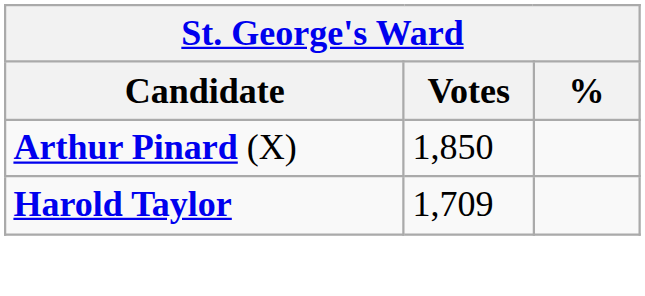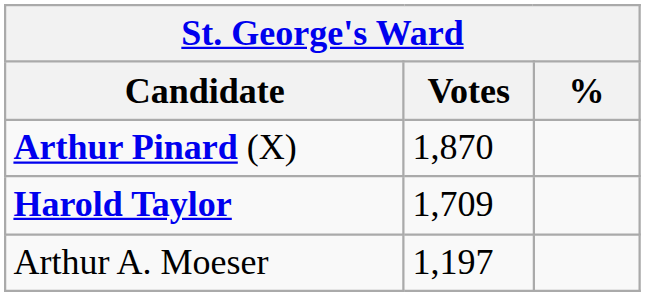(453, 147) 1,850 -> (453, 147) 1,870
+ row: (141, 261)
